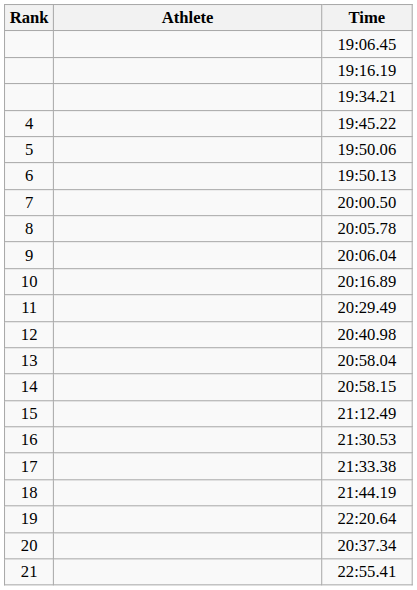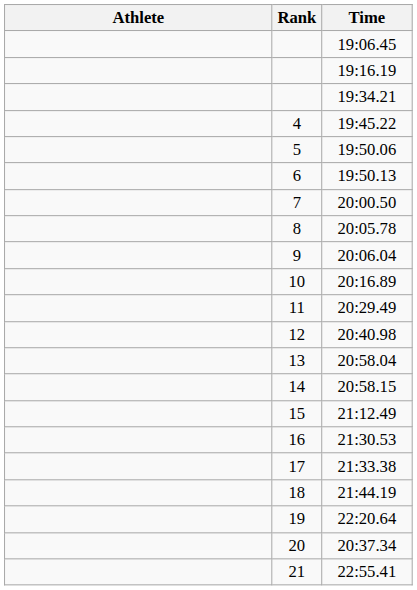columns swapped: (29, 17) <-> (188, 17)
